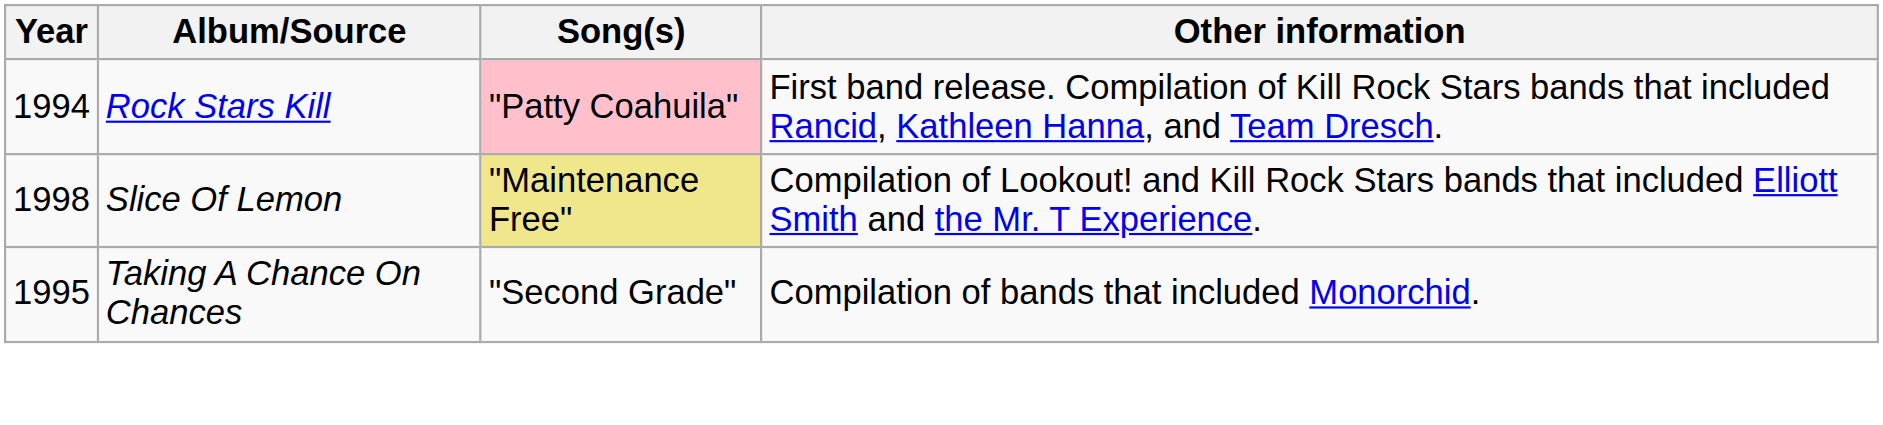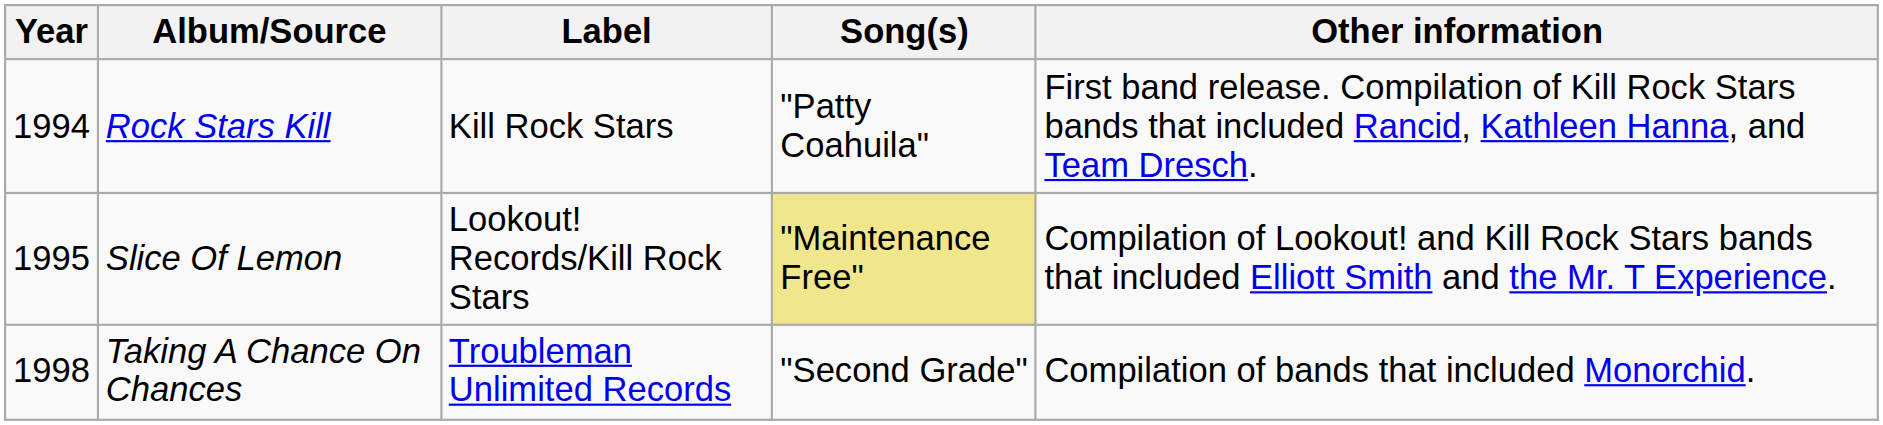+ column: (607, 31)
(614, 106) pink background -> (855, 125) no background
(51, 199) 1998 -> (51, 258) 1995
(51, 293) 1995 -> (51, 371) 1998
